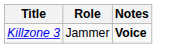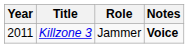+ column: (20, 14)
